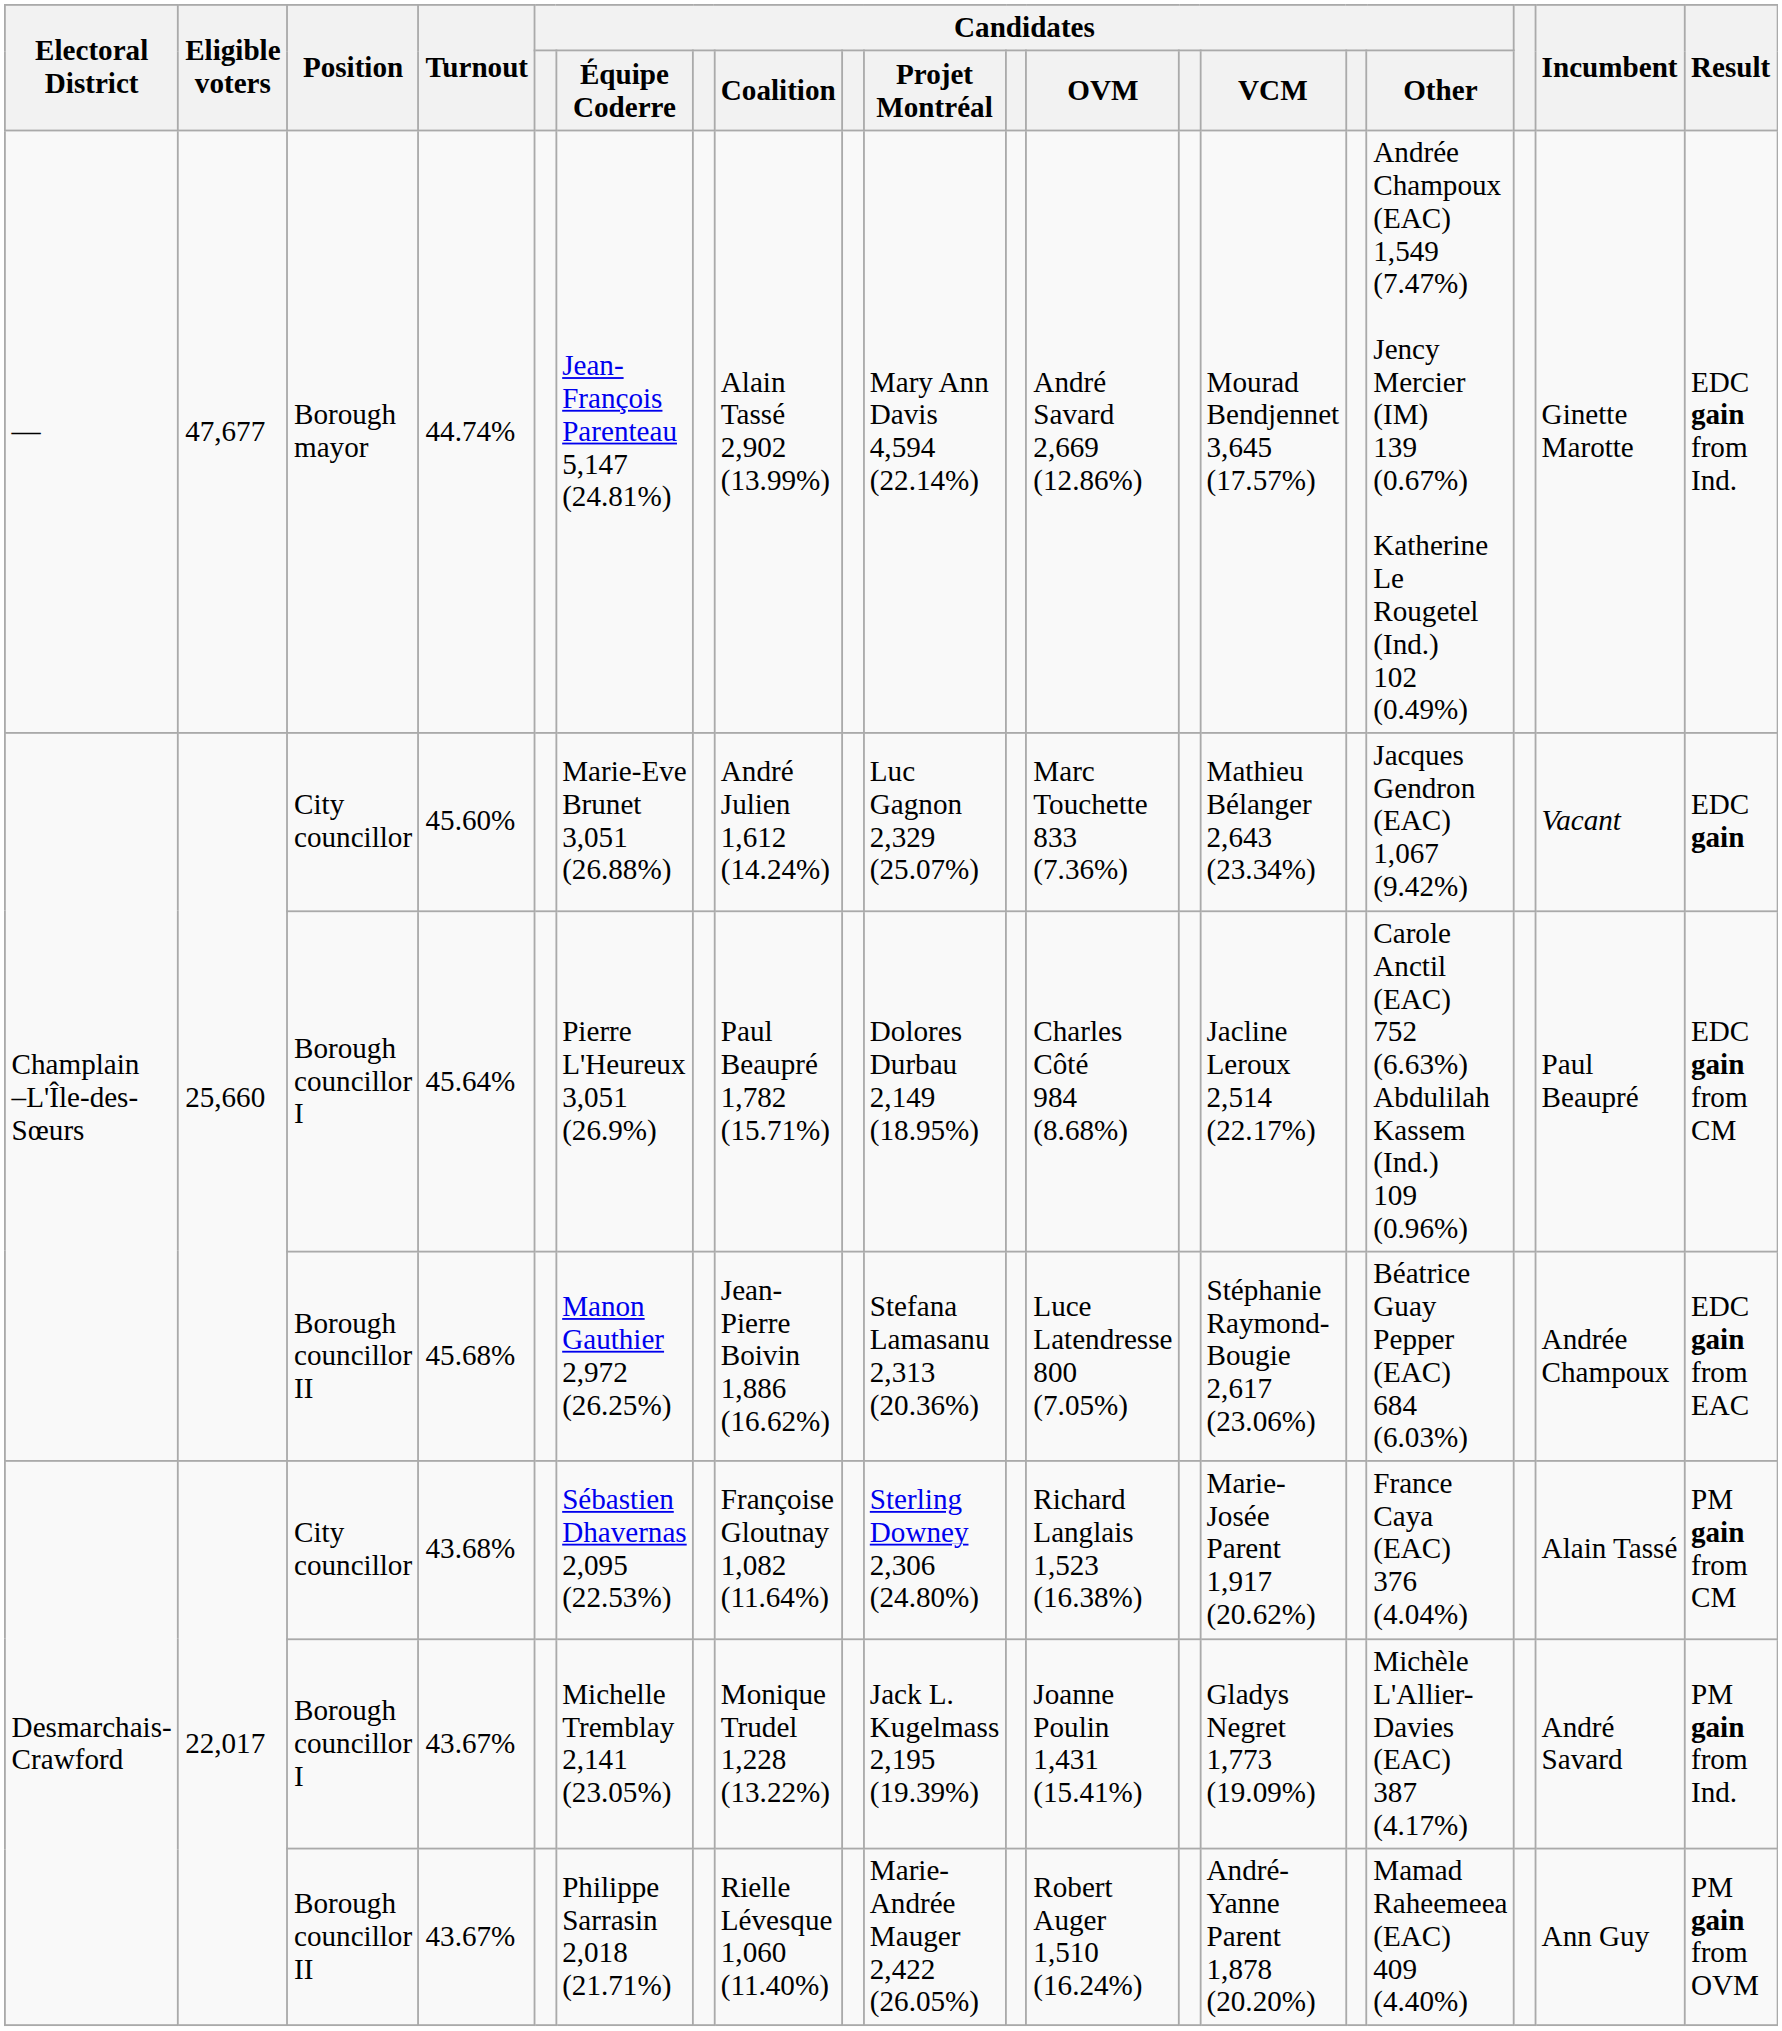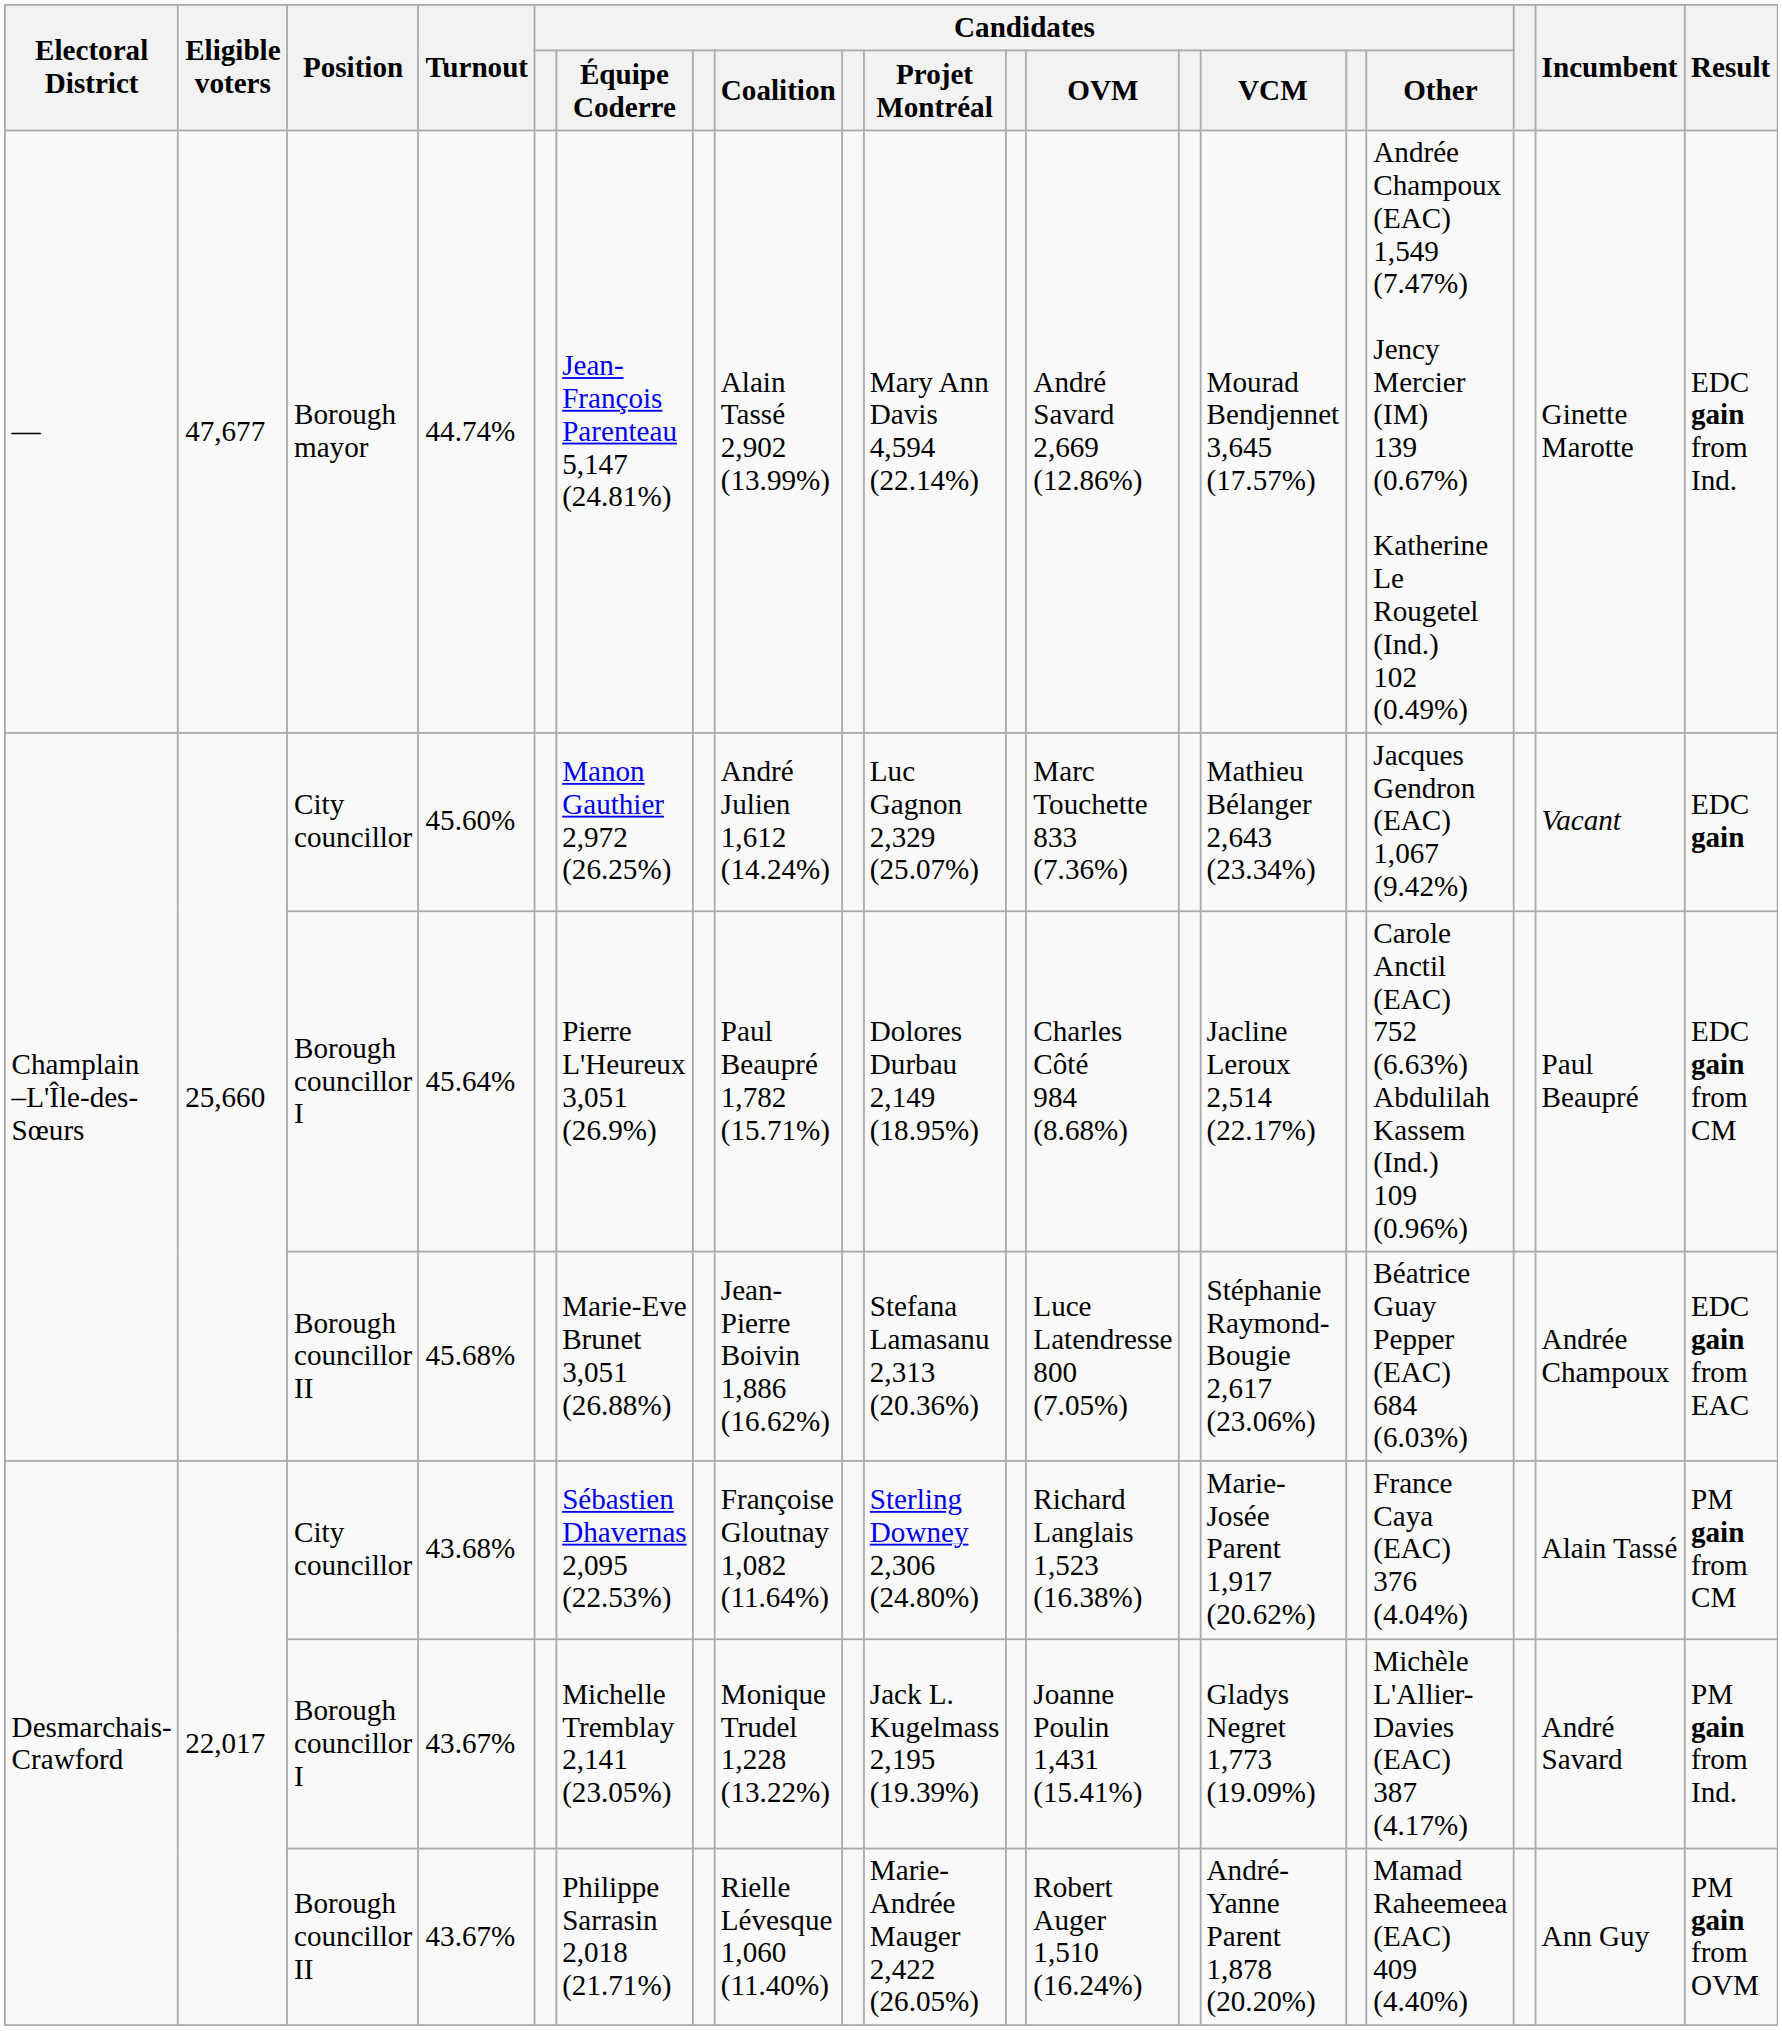(624, 821) Marie-Eve Brunet 3,051 (26.88%) -> (617, 821) Manon Gauthier 2,972 (26.25%)
(617, 1355) Manon Gauthier 2,972 (26.25%) -> (624, 1355) Marie-Eve Brunet 3,051 (26.88%)
